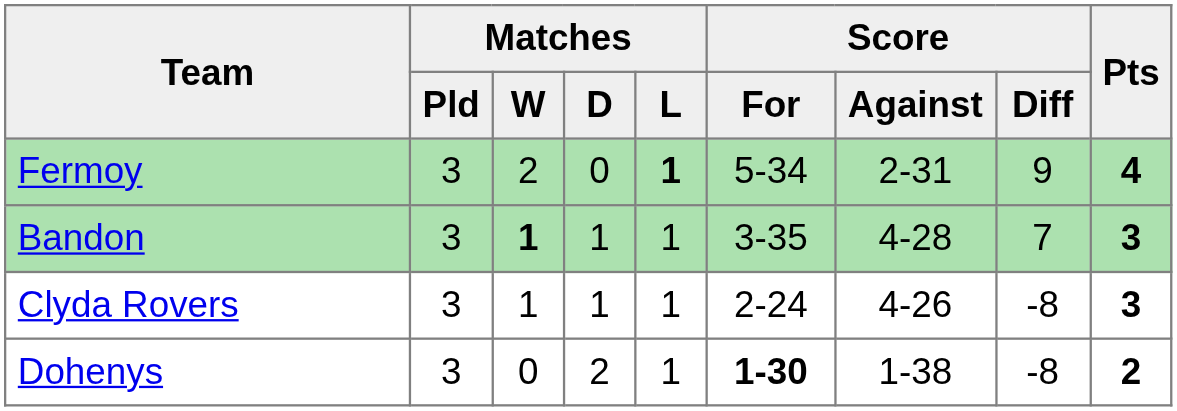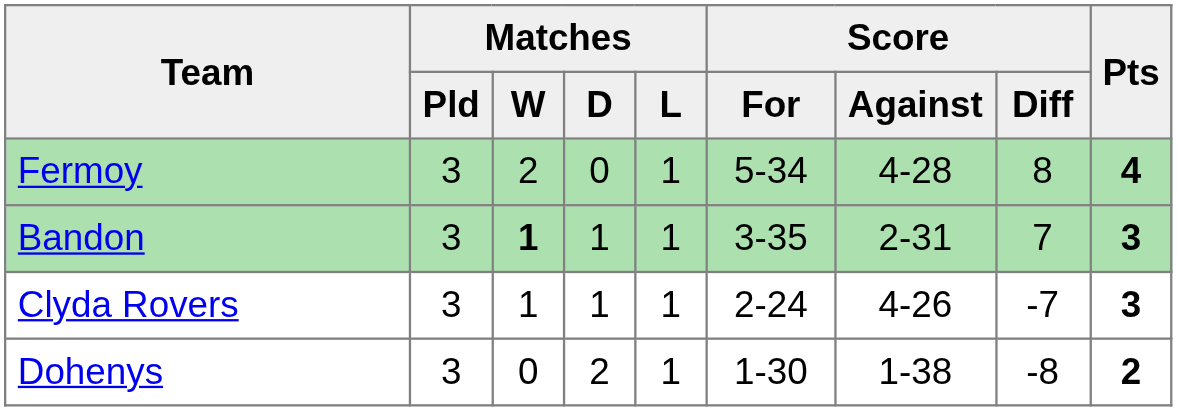(671, 171) bold -> (671, 171) normal
(915, 171) 2-31 -> (915, 171) 4-28
(1043, 171) 9 -> (1043, 171) 8
(915, 237) 4-28 -> (915, 237) 2-31
(1043, 304) -8 -> (1043, 304) -7
(771, 371) bold -> (771, 371) normal
